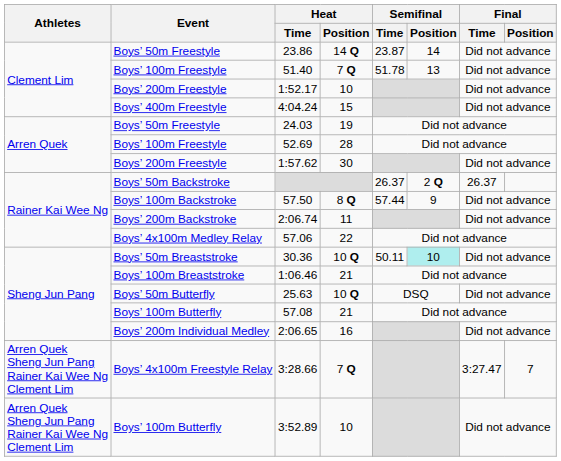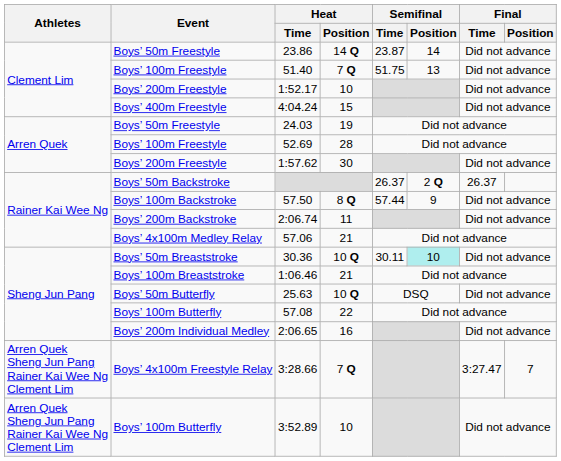(390, 70) 51.78 -> (390, 70) 51.75
(346, 238) 22 -> (346, 238) 21
(390, 257) 50.11 -> (390, 257) 30.11
(346, 313) 21 -> (346, 313) 22
